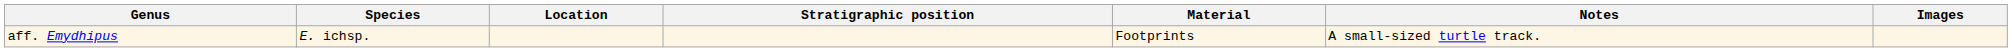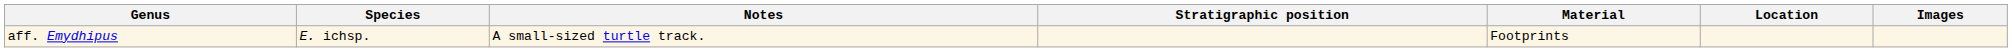columns swapped: (576, 15) <-> (1599, 15)
